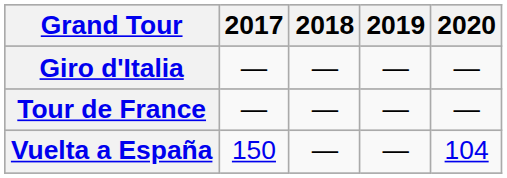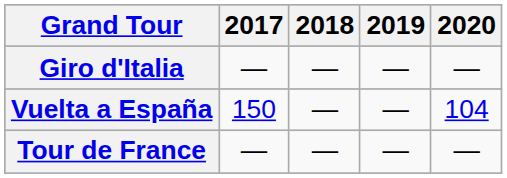rows swapped: (112, 109) <-> (112, 151)
